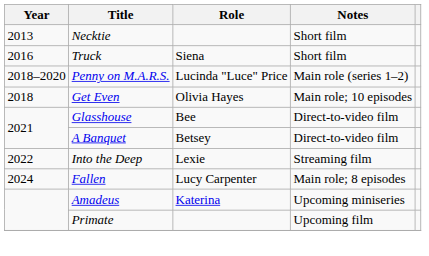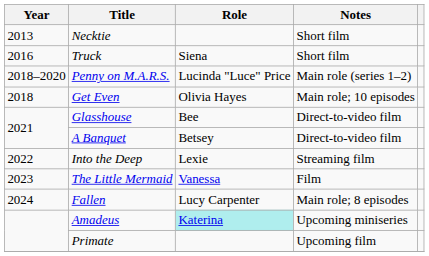+ row: (122, 179)
(198, 199) no background -> (201, 220) paleturquoise background
